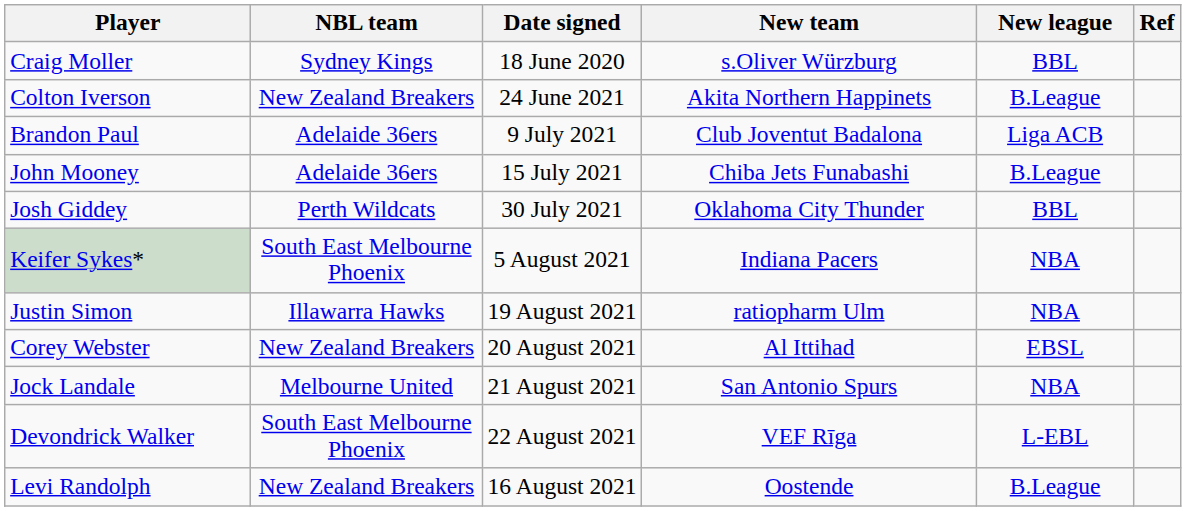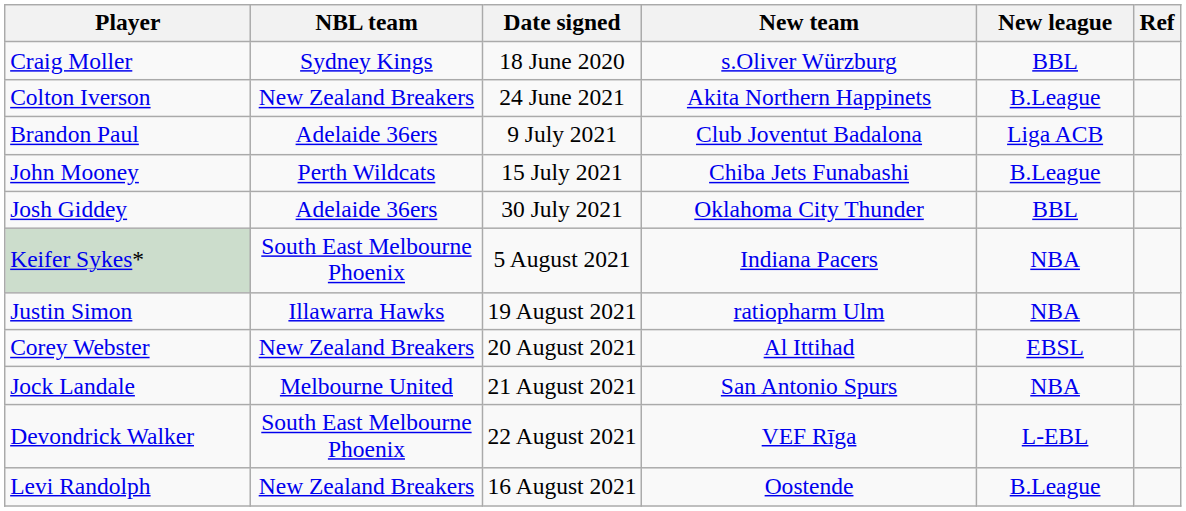(366, 172) Adelaide 36ers -> (366, 172) Perth Wildcats
(366, 209) Perth Wildcats -> (366, 209) Adelaide 36ers
